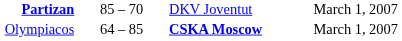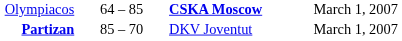rows swapped: (39, 29) <-> (48, 9)
